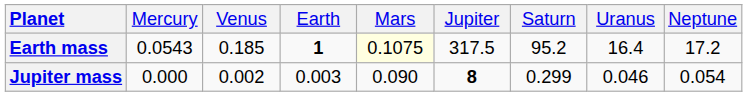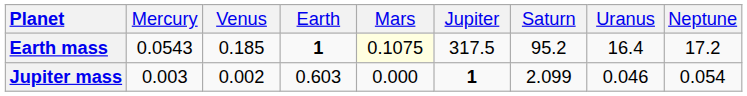(165, 76) 0.000 -> (165, 76) 0.003
(318, 76) 0.003 -> (318, 76) 0.603
(395, 76) 0.090 -> (395, 76) 0.000
(472, 76) 8 -> (472, 76) 1
(549, 76) 0.299 -> (549, 76) 2.099
